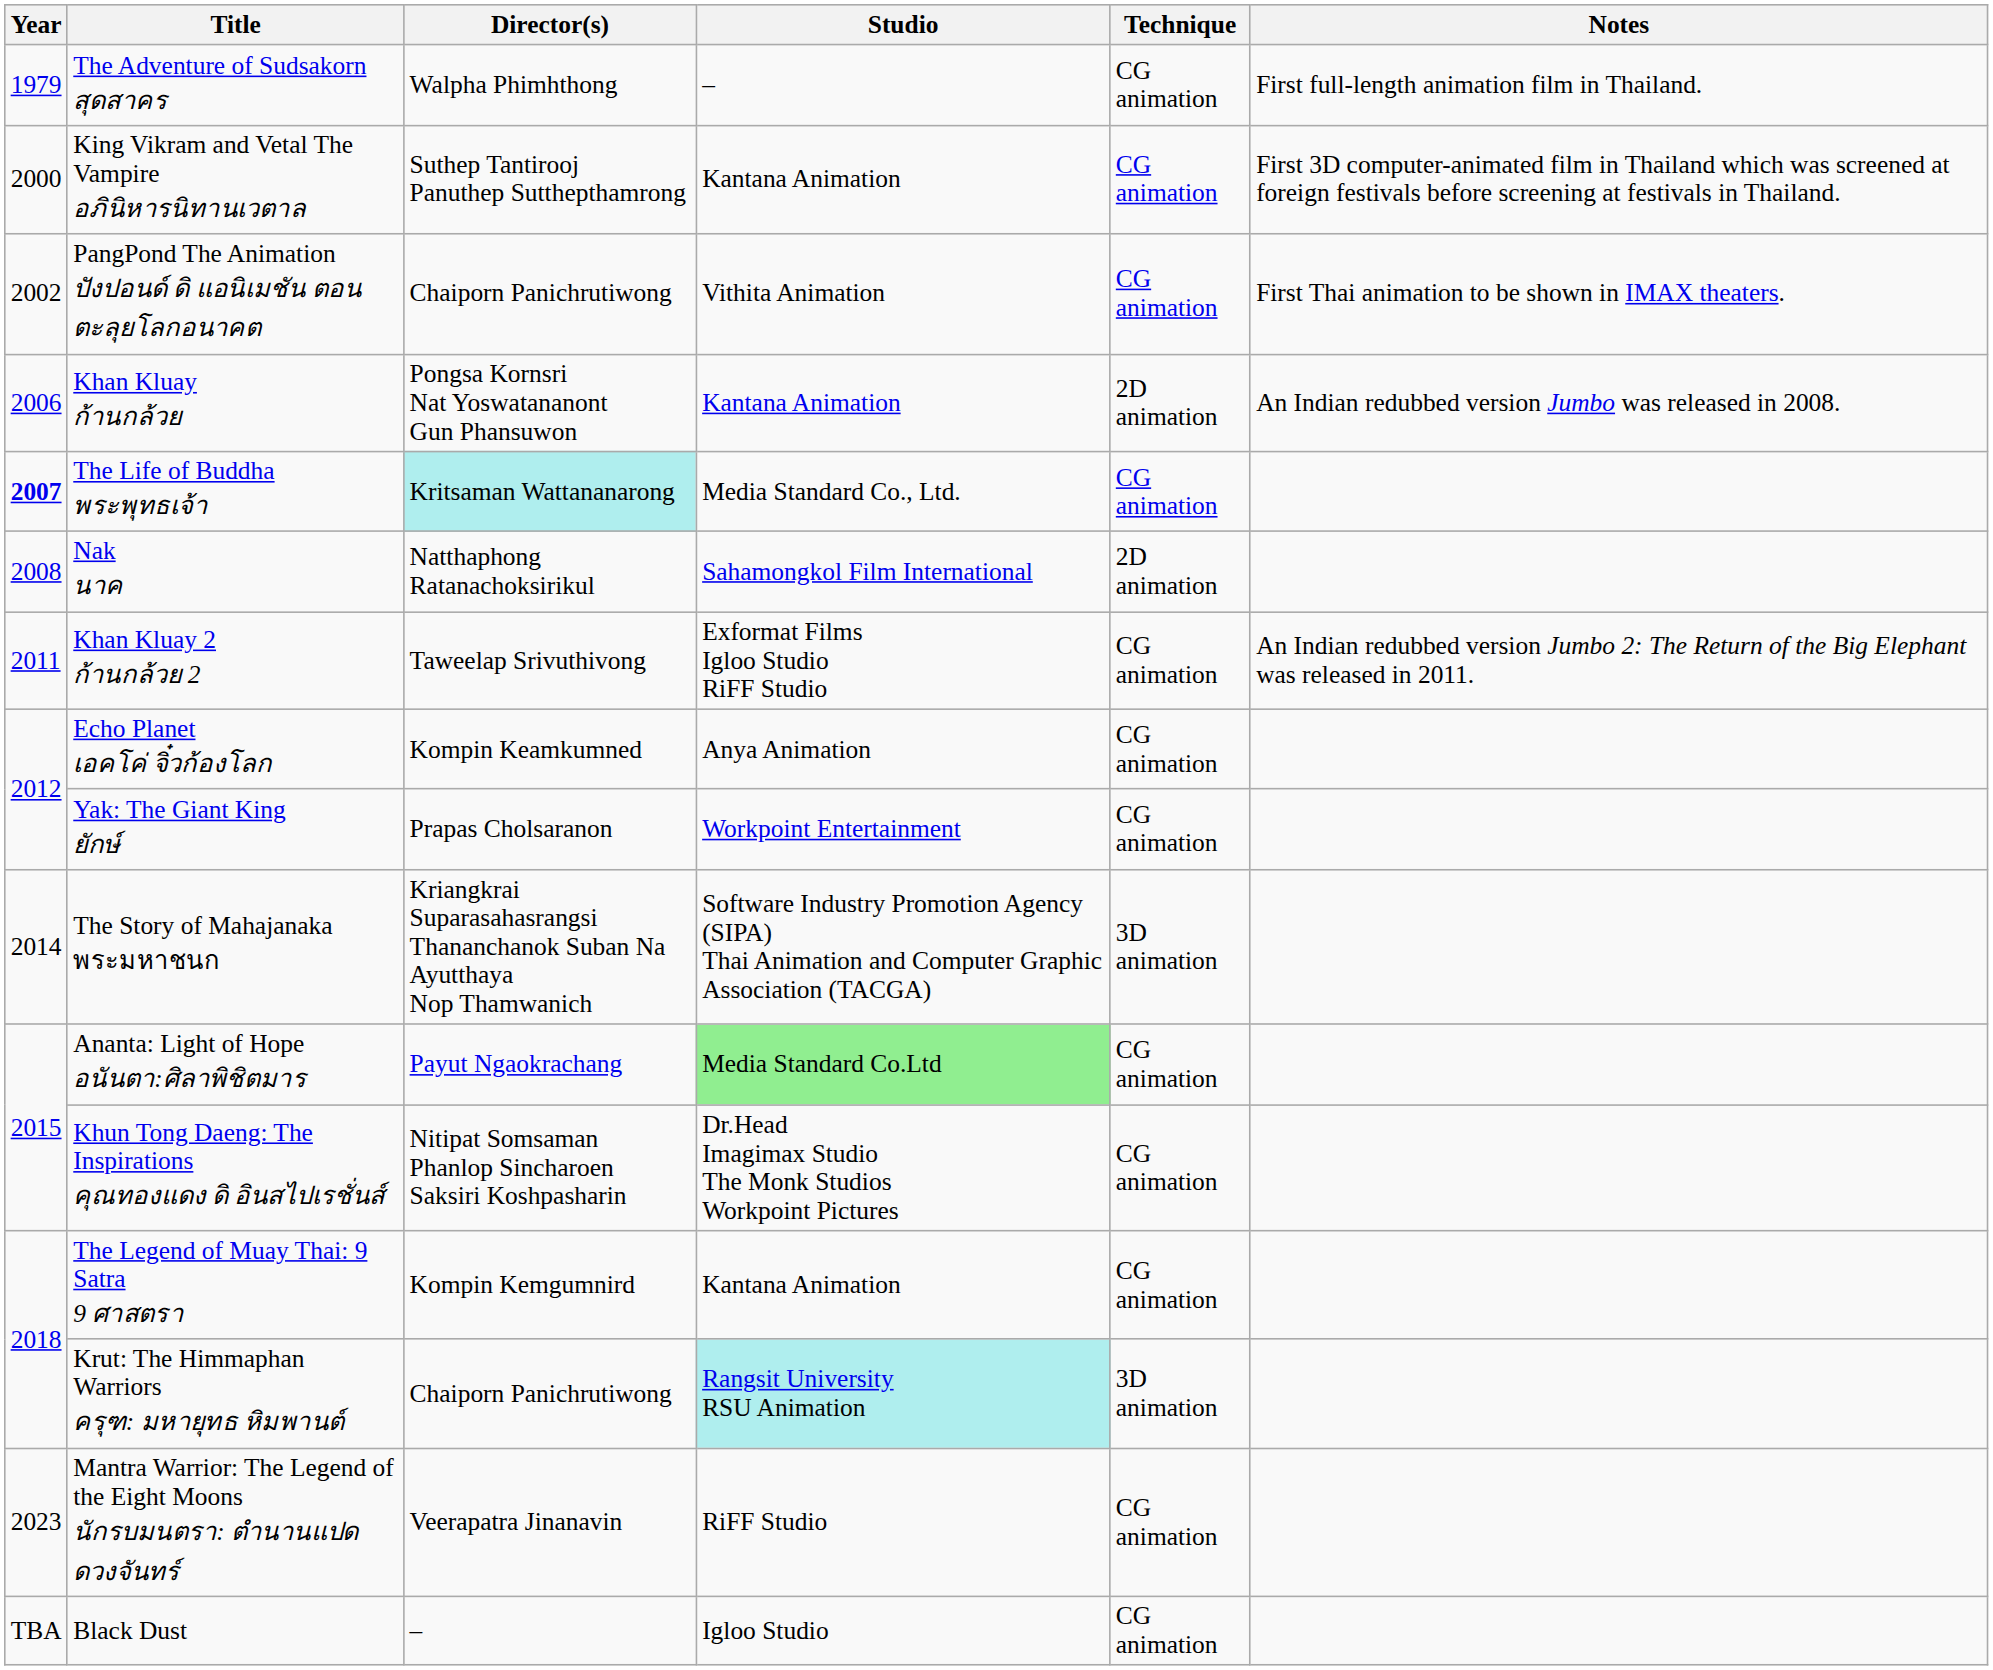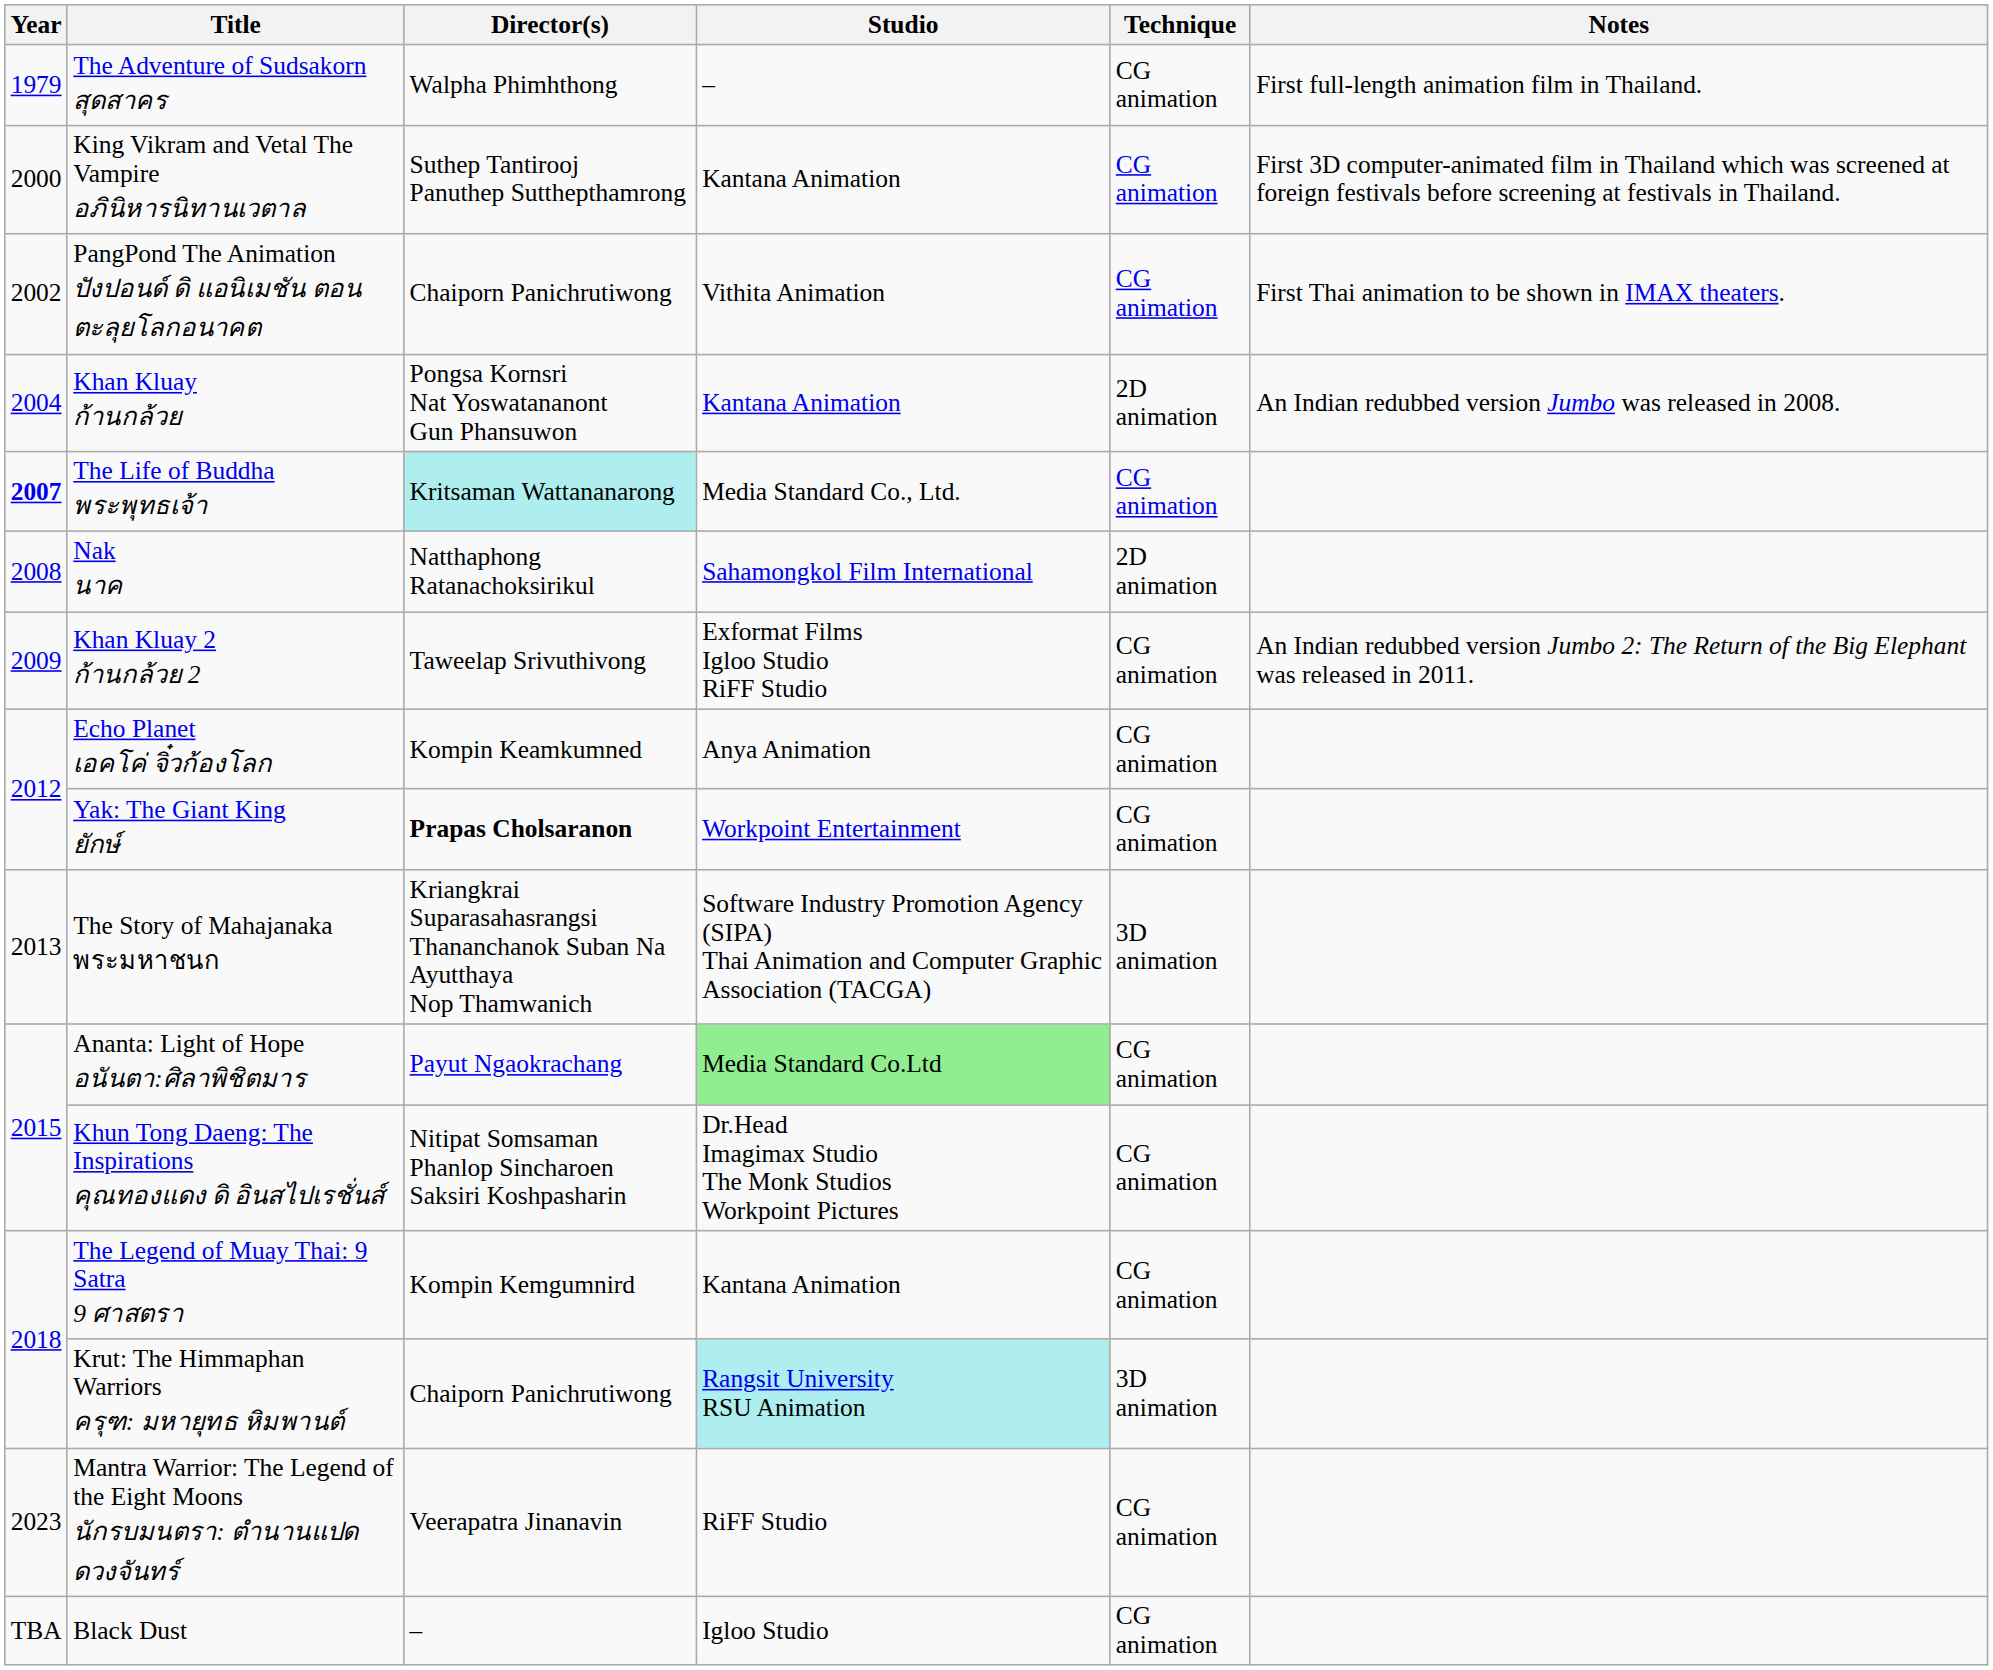(36, 402) 2006 -> (36, 402) 2004
(36, 660) 2011 -> (36, 660) 2009
(511, 829) normal -> (521, 829) bold
(36, 946) 2014 -> (36, 946) 2013
